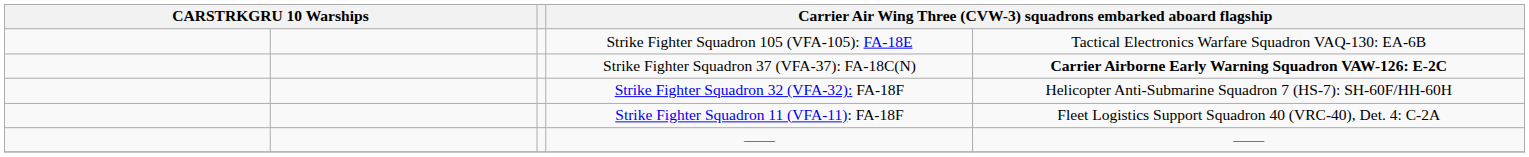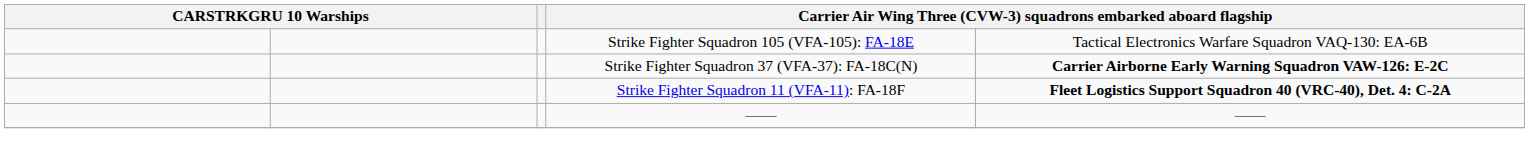- row: (759, 90)
(1249, 115) normal -> (1250, 90) bold
